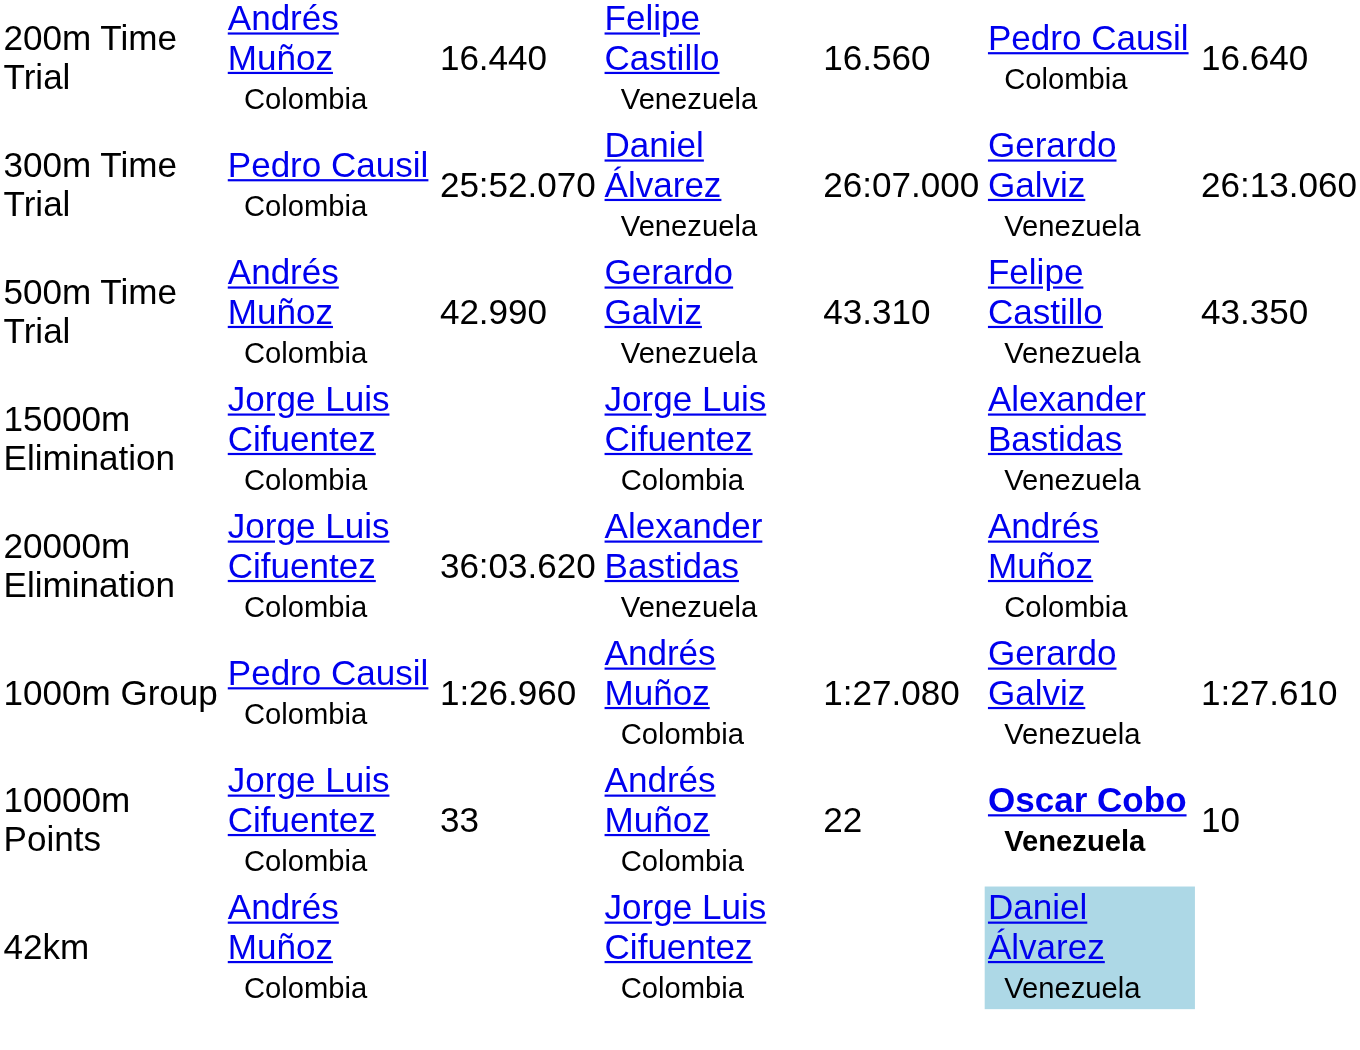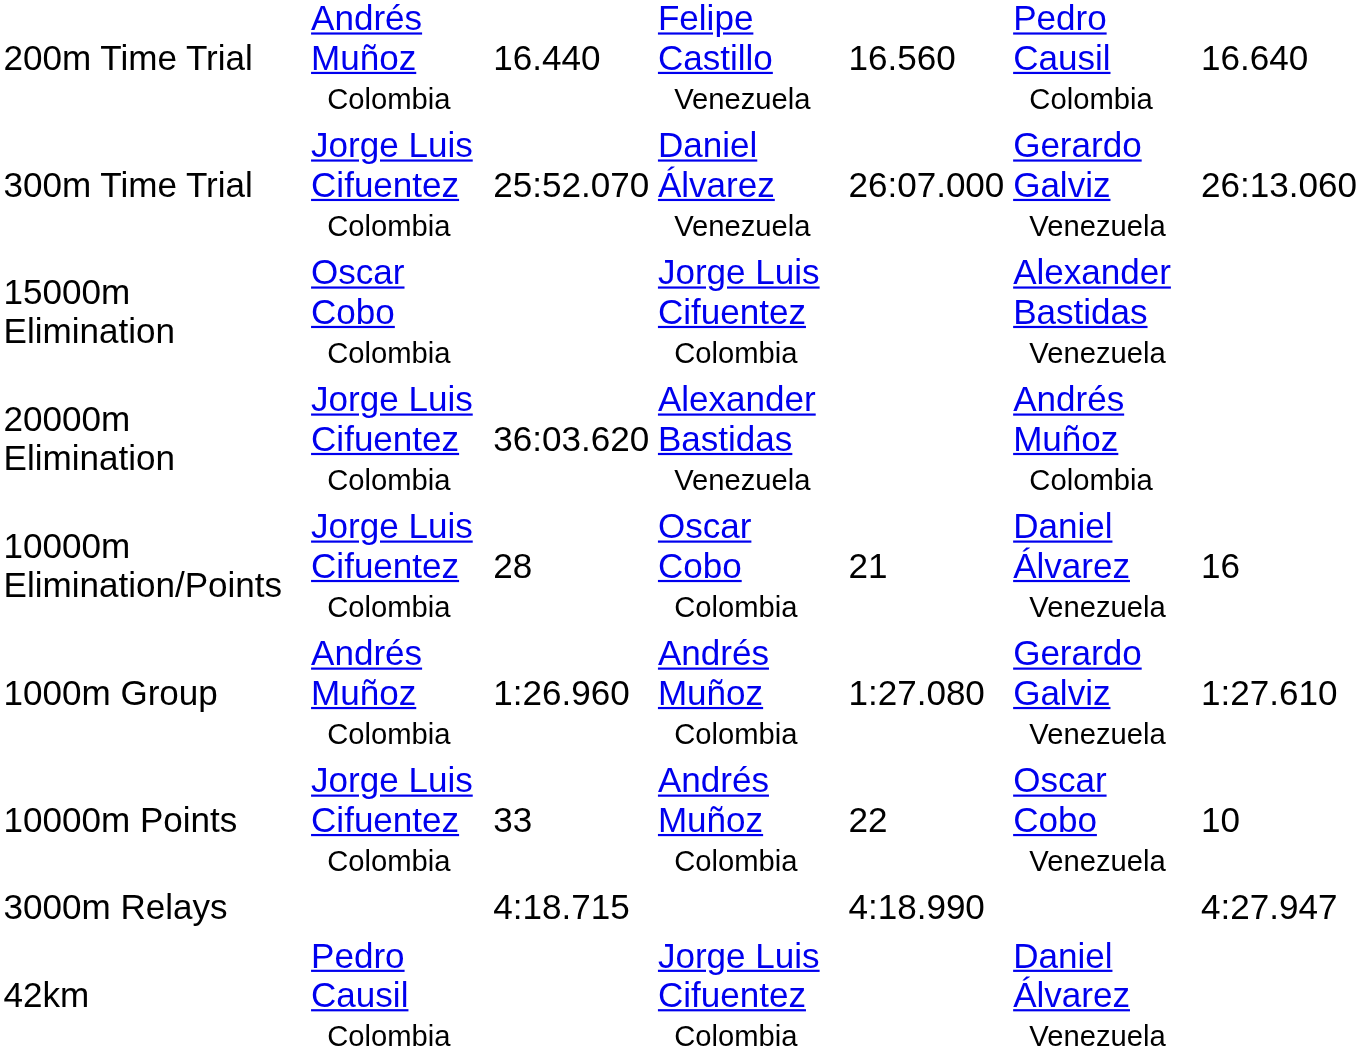(328, 185) Pedro Causil Colombia -> (392, 185) Jorge Luis Cifuentez Colombia
- row: (90, 312)
(309, 439) Jorge Luis Cifuentez Colombia -> (381, 312) Oscar Cobo Colombia
+ row: (143, 566)
(328, 693) Pedro Causil Colombia -> (381, 693) Andrés Muñoz Colombia
(1087, 820) bold -> (1089, 820) normal
+ row: (116, 907)
(298, 947) Andrés Muñoz Colombia -> (381, 995) Pedro Causil Colombia
(1064, 947) lightblue background -> (1089, 995) no background
